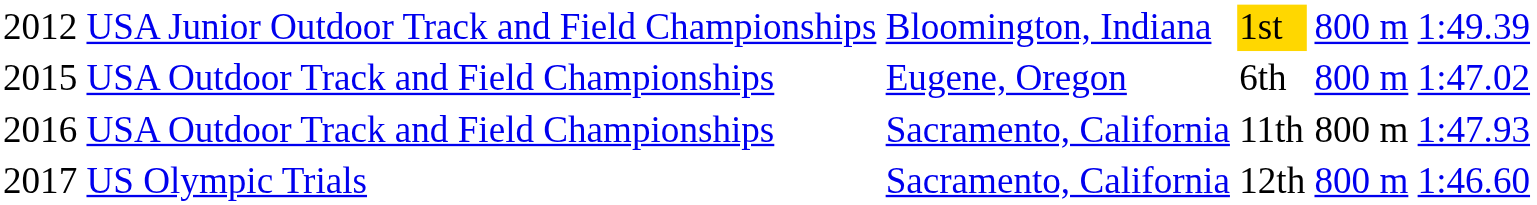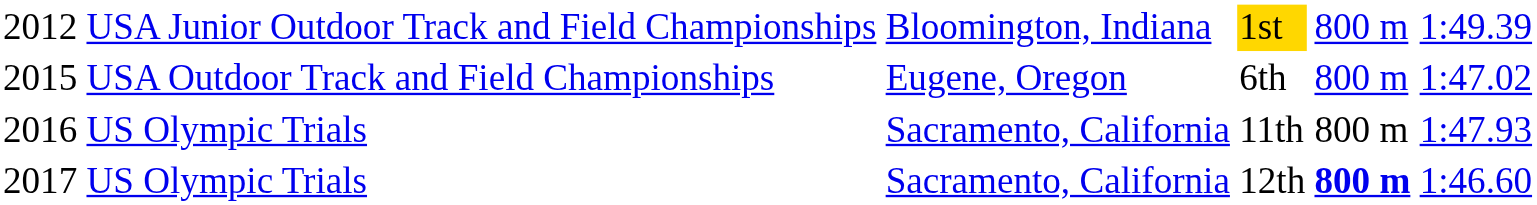(430, 129) USA Outdoor Track and Field Championships -> (227, 129) US Olympic Trials
(1361, 180) normal -> (1362, 180) bold
